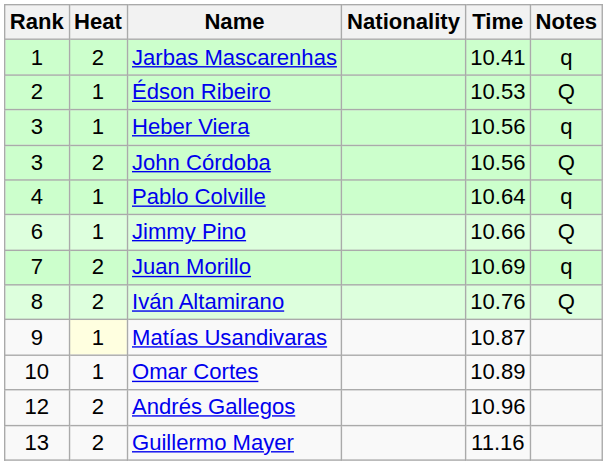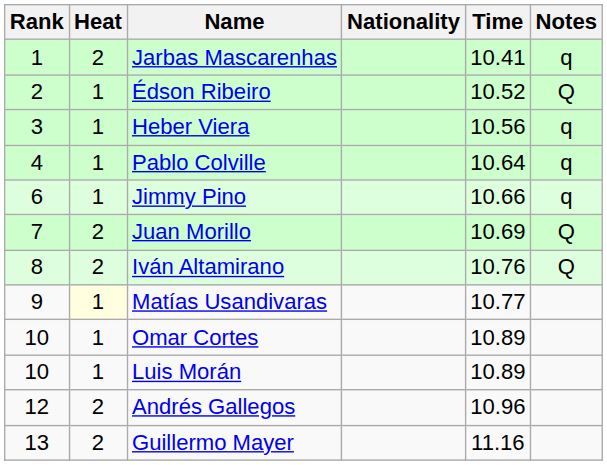(498, 92) 10.53 -> (498, 92) 10.52
- row: (201, 162)
(566, 232) Q -> (566, 197) q
(566, 267) q -> (566, 232) Q
(498, 337) 10.87 -> (498, 302) 10.77
+ row: (187, 372)
